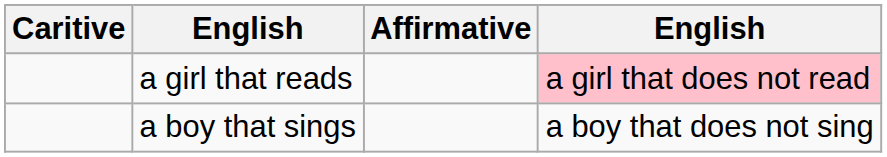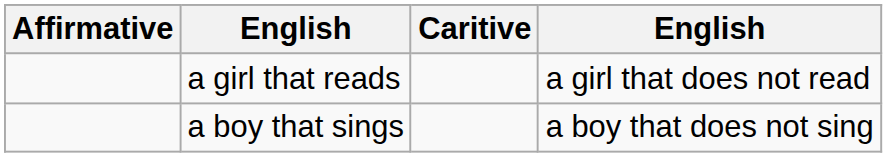columns swapped: (451, 28) <-> (69, 28)
(708, 77) pink background -> (708, 77) no background
